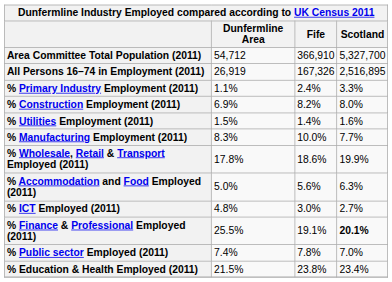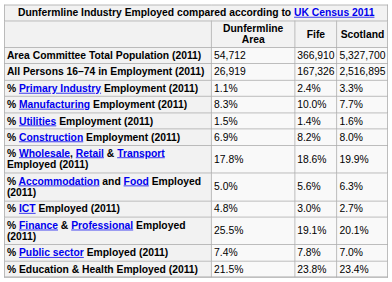rows swapped: (97, 137) <-> (94, 105)
(354, 231) bold -> (354, 231) normal
